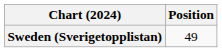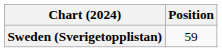(191, 36) 49 -> (191, 36) 59
